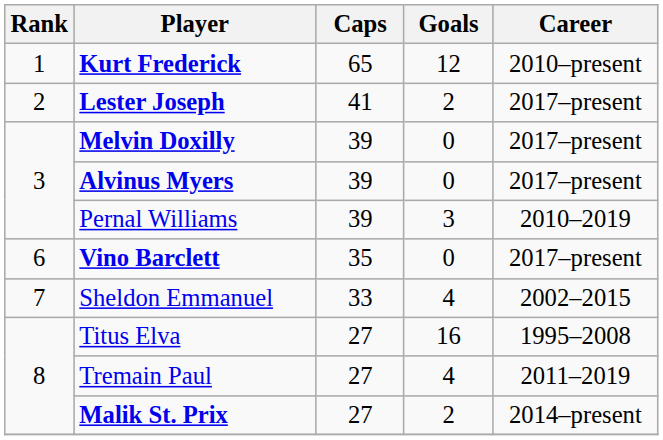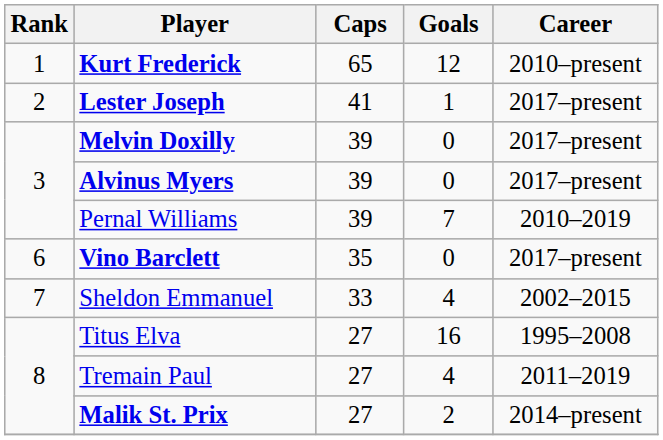(449, 102) 2 -> (449, 102) 1
(449, 219) 3 -> (449, 219) 7
